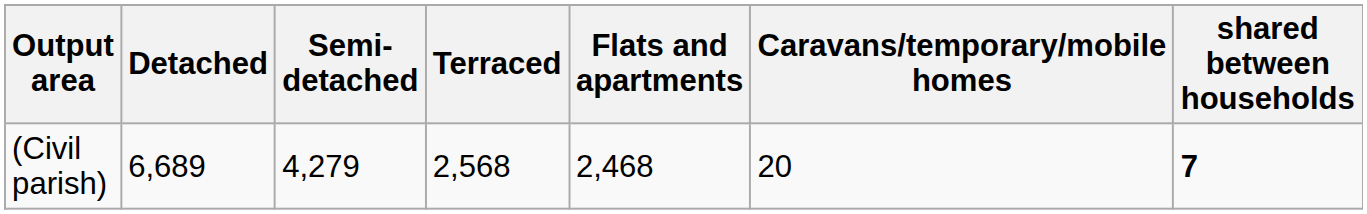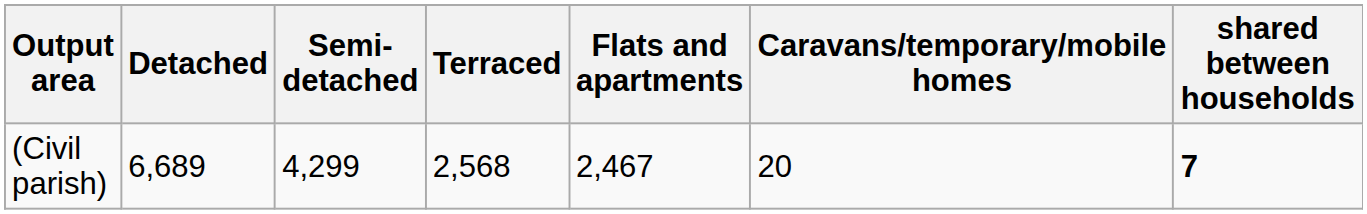(321, 165) 4,279 -> (321, 165) 4,299
(615, 165) 2,468 -> (615, 165) 2,467
